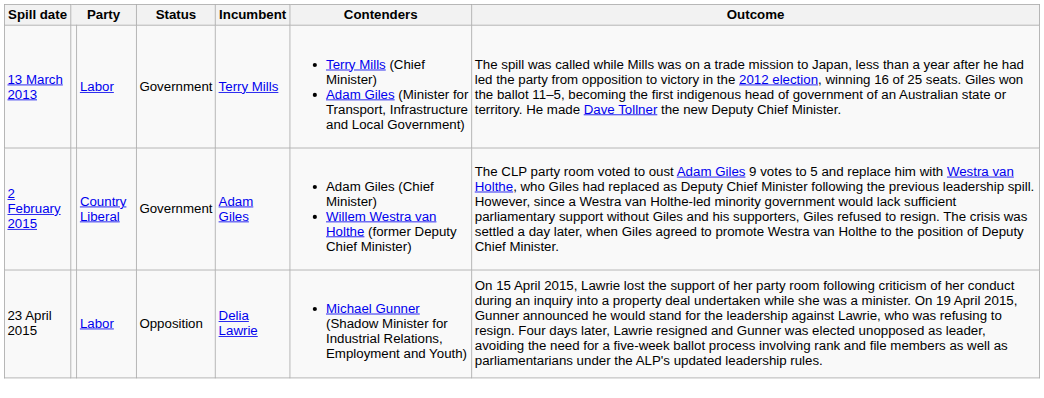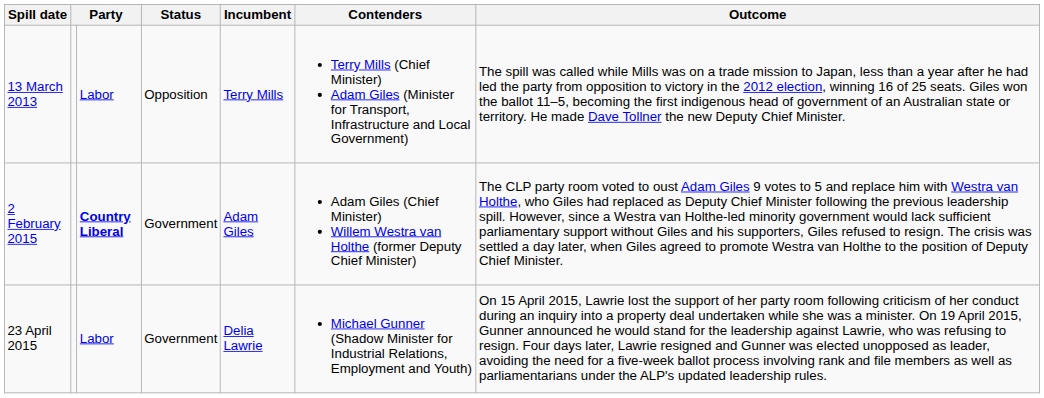(176, 86) Government -> (176, 94) Opposition
(103, 209) normal -> (105, 223) bold
(171, 323) Opposition -> (181, 338) Government
